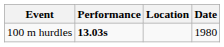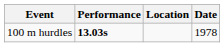(206, 32) 1980 -> (206, 32) 1978
